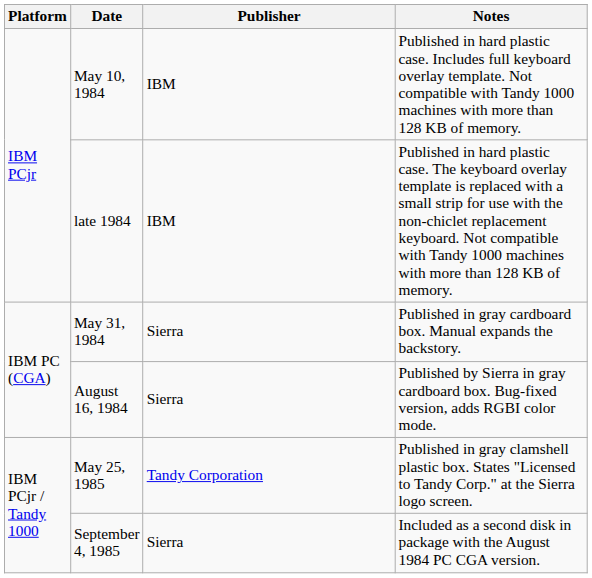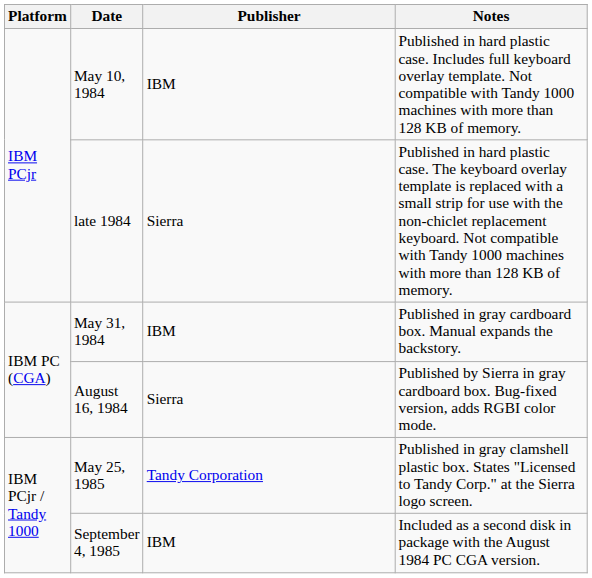(161, 220) IBM -> (165, 220) Sierra
(165, 331) Sierra -> (161, 331) IBM
(165, 542) Sierra -> (161, 542) IBM
